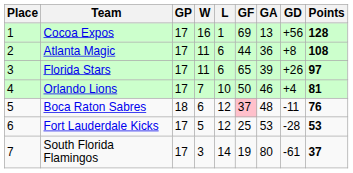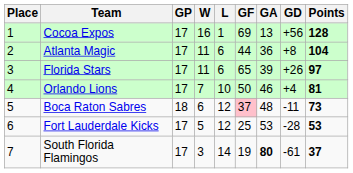(318, 51) 108 -> (318, 51) 104
(315, 107) 76 -> (315, 107) 73
(266, 151) normal -> (266, 151) bold
